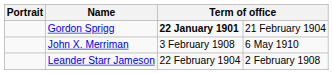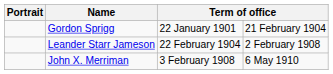(199, 28) bold -> (198, 28) normal
rows swapped: (101, 61) <-> (88, 45)
